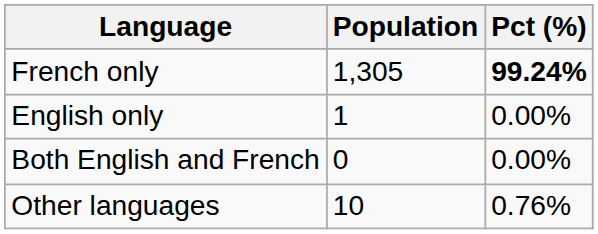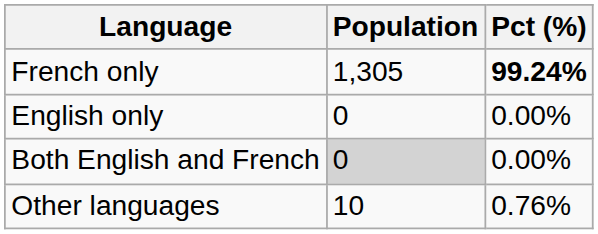(341, 116) 1 -> (341, 116) 0
(341, 160) no background -> (341, 160) lightgrey background
